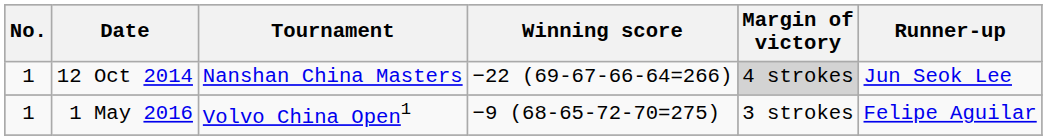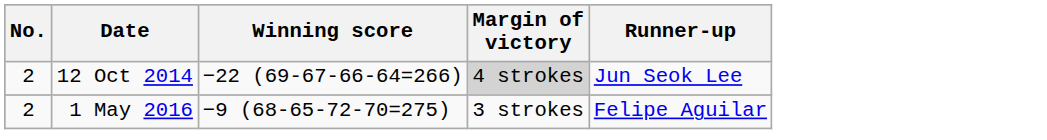- column: (333, 34)
(28, 79) 1 -> (28, 79) 2
(28, 115) 1 -> (28, 112) 2
